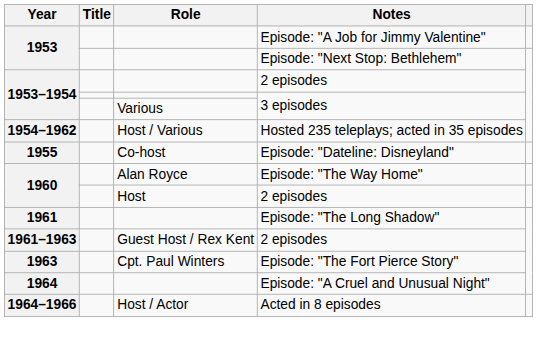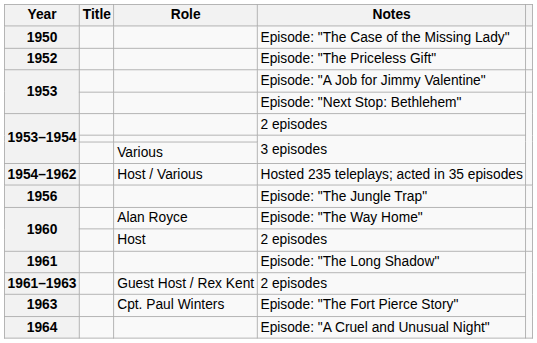+ row: (186, 37)
+ row: (186, 59)
- row: (141, 152)
+ row: (186, 196)
- row: (153, 305)
